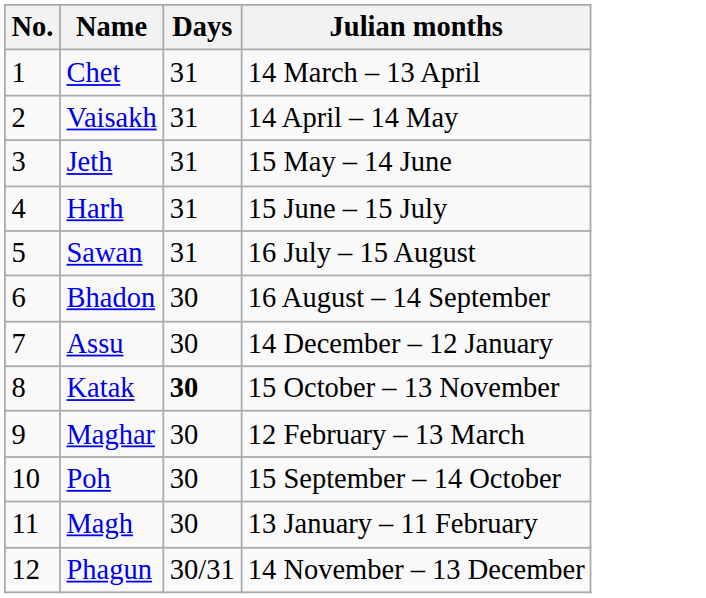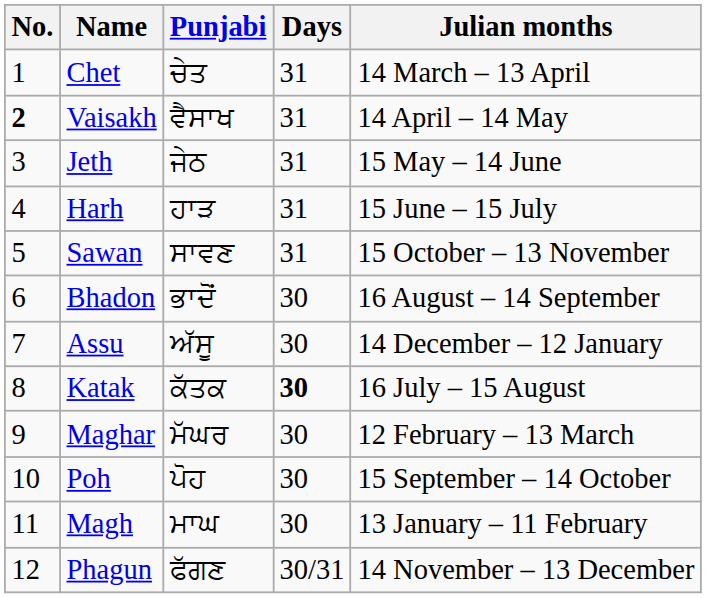+ column: (218, 27)
(19, 117) normal -> (19, 117) bold
(362, 252) 16 July – 15 August -> (513, 252) 15 October – 13 November
(404, 388) 15 October – 13 November -> (471, 388) 16 July – 15 August
